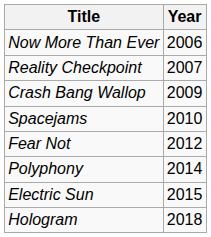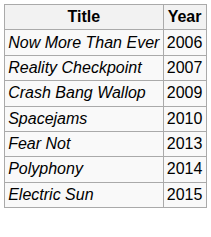(185, 144) 2012 -> (185, 144) 2013
- row: (43, 220)
